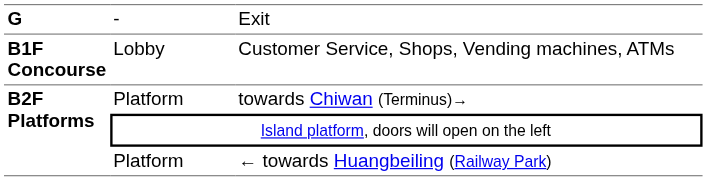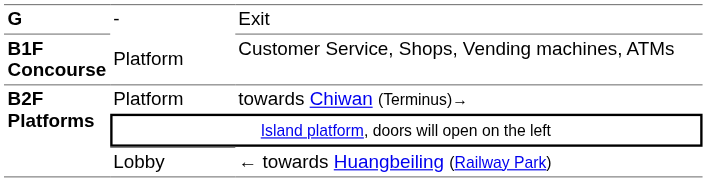(139, 48) Lobby -> (148, 58) Platform
(148, 160) Platform -> (139, 162) Lobby
